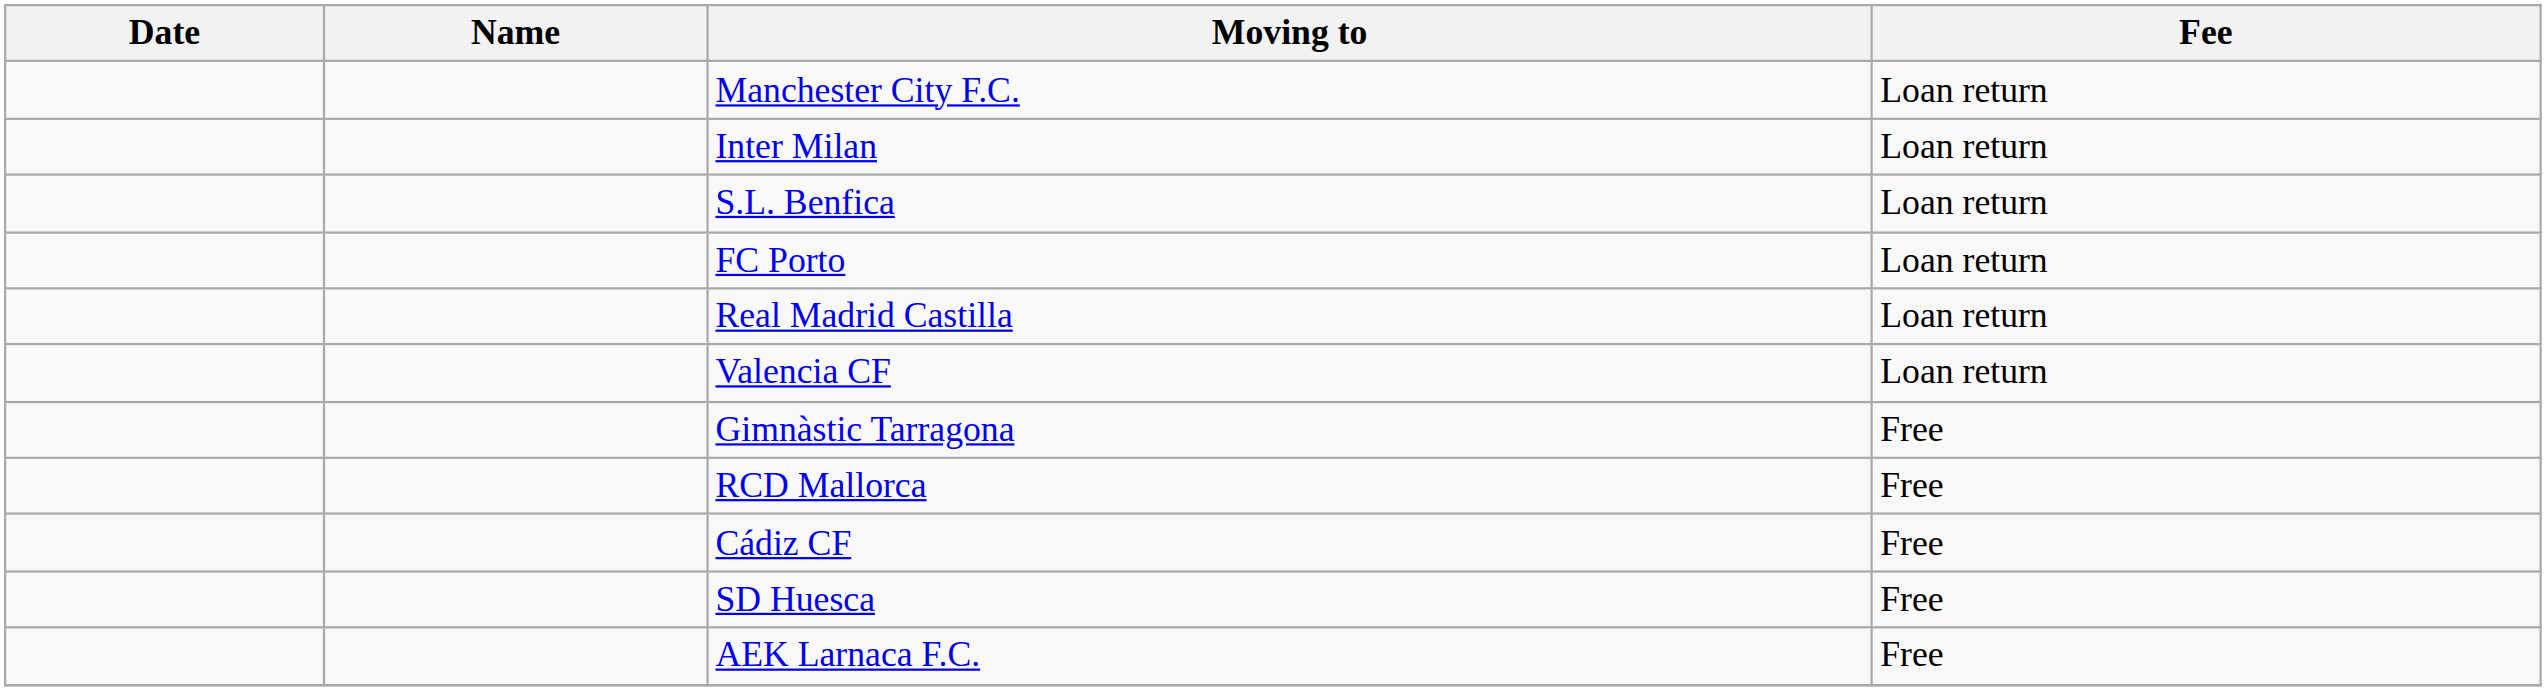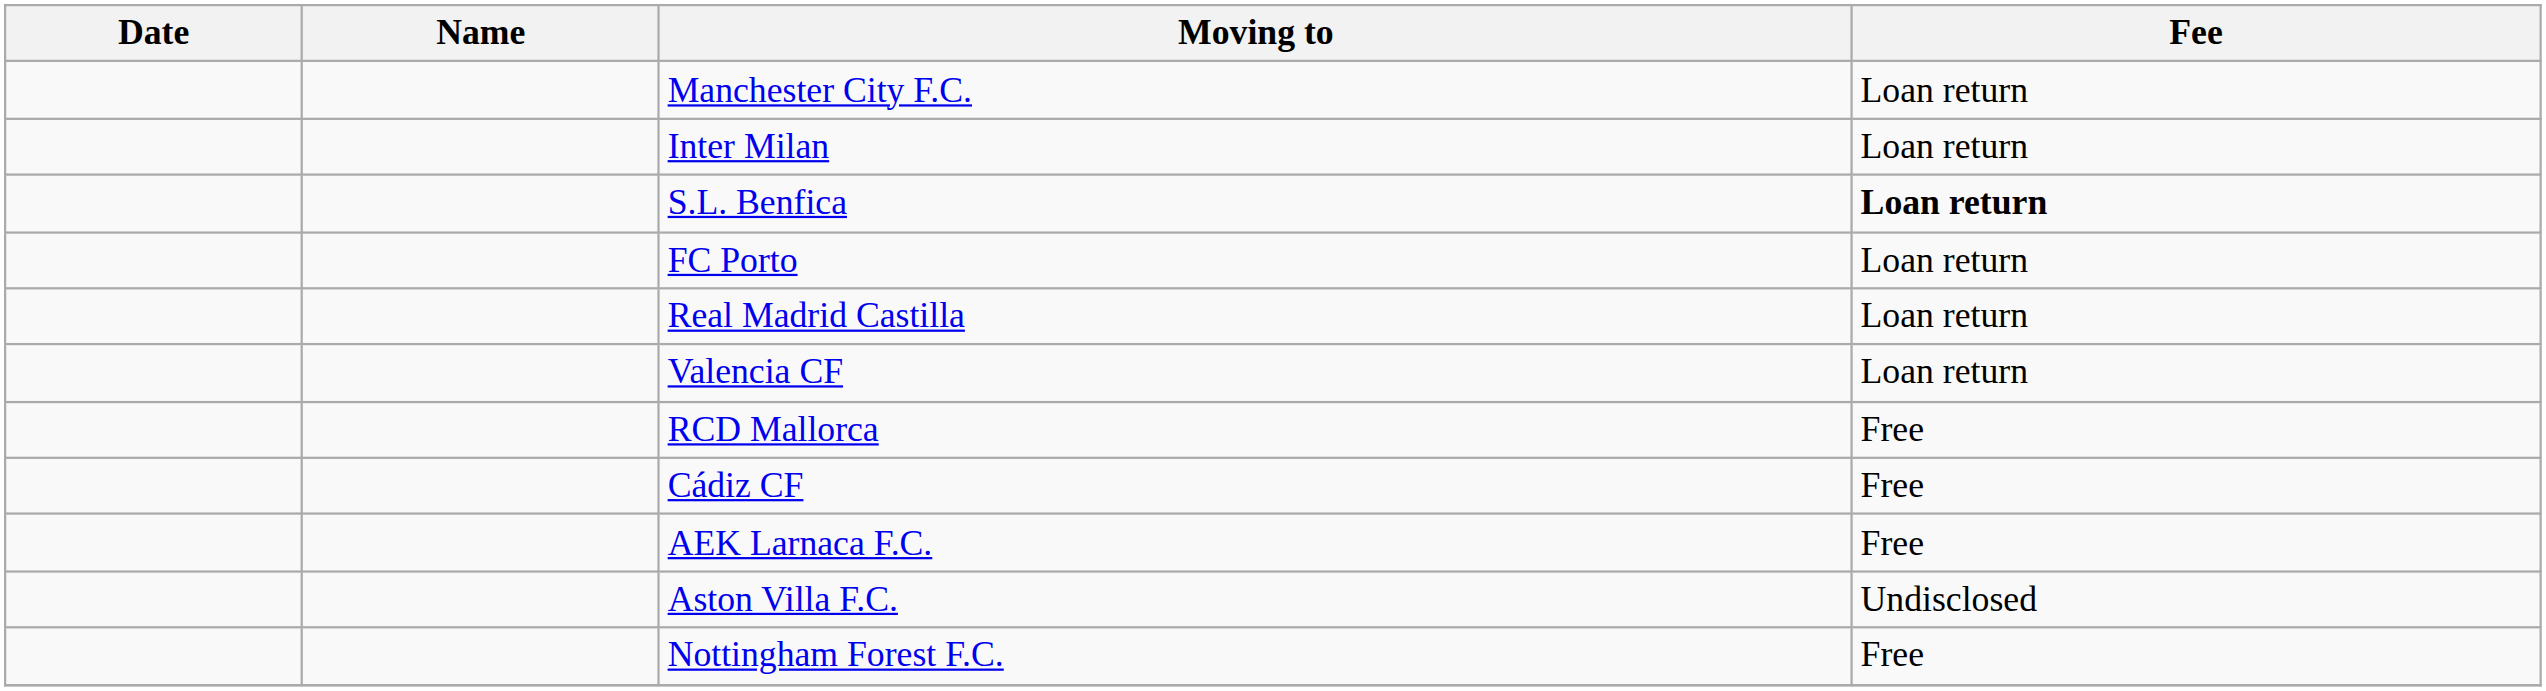(1964, 202) normal -> (1954, 202) bold
- row: (865, 428)
- row: (795, 598)
+ row: (783, 598)
+ row: (836, 655)
